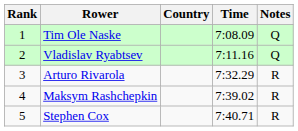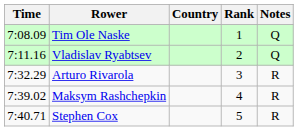columns swapped: (22, 14) <-> (235, 14)
